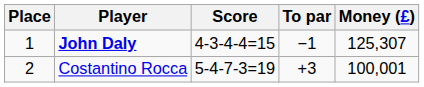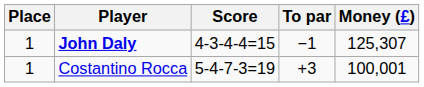(30, 69) 2 -> (30, 69) 1
